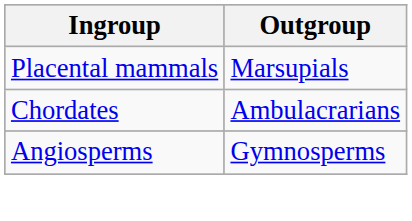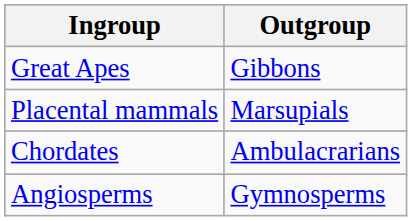+ row: (70, 67)
